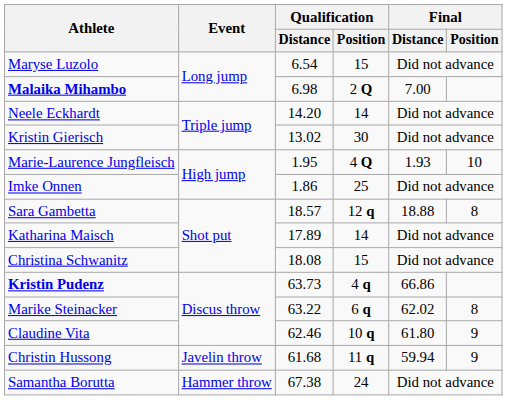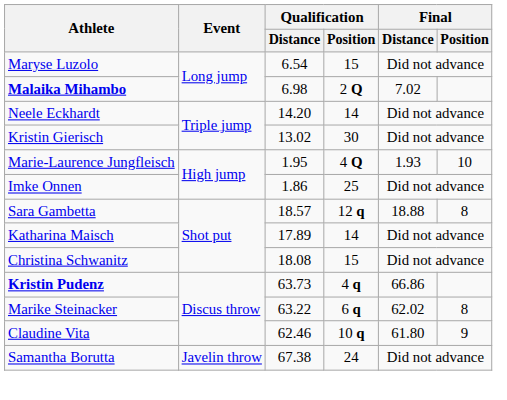(418, 89) 7.00 -> (408, 89) 7.02
- row: (60, 358)
(227, 382) Hammer throw -> (222, 358) Javelin throw
